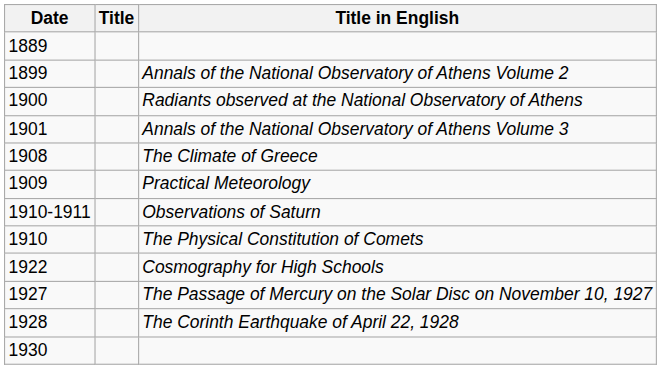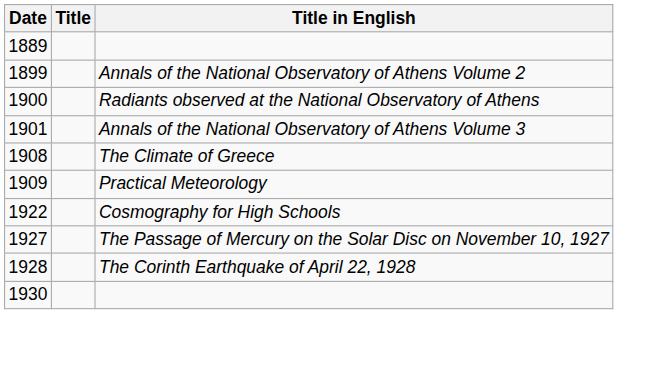- row: (50, 211)
- row: (28, 239)
